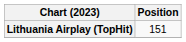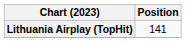(158, 29) 151 -> (158, 29) 141
